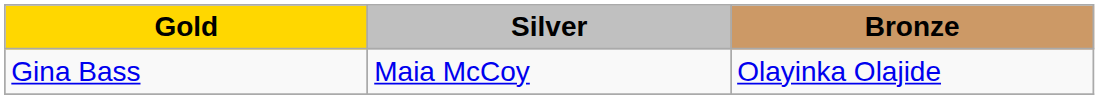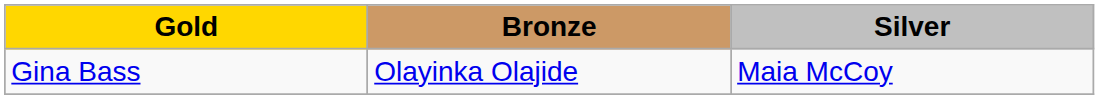columns swapped: (549, 26) <-> (912, 26)
